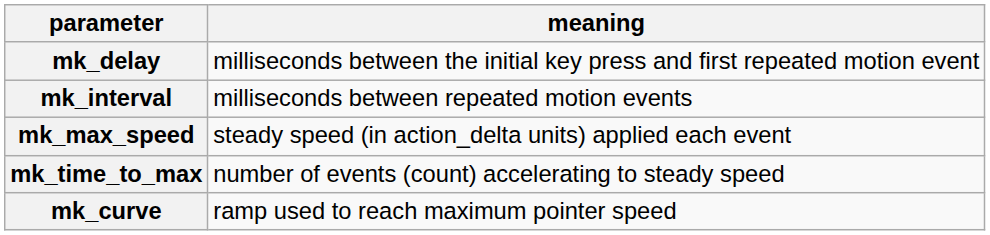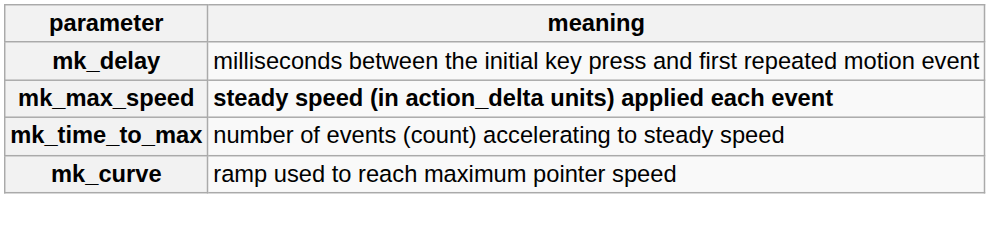- row: (106, 98)
(502, 135) normal -> (523, 98) bold
